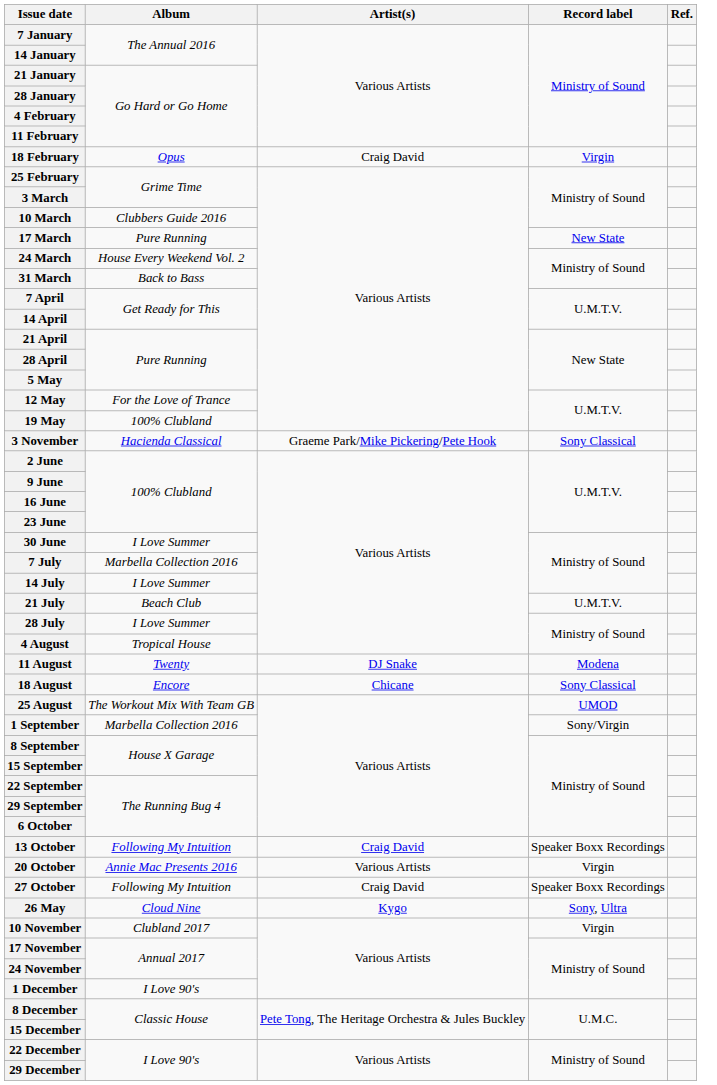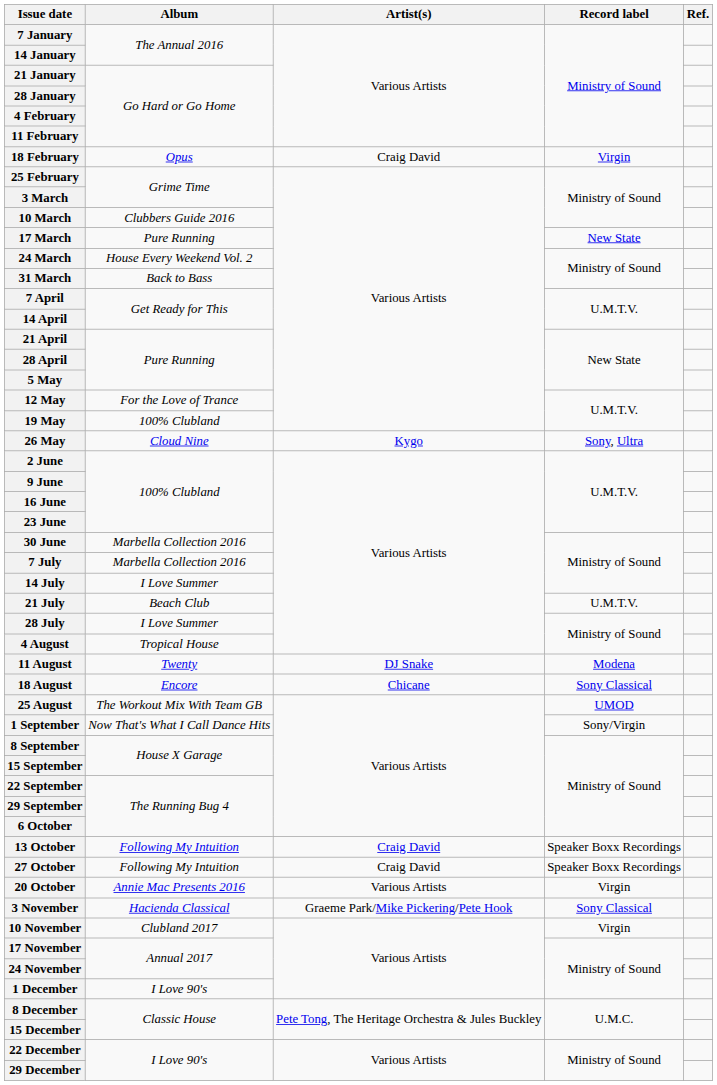rows swapped: (45, 907) <-> (45, 440)
(171, 542) I Love Summer -> (179, 542) Marbella Collection 2016
(171, 725) Marbella Collection 2016 -> (179, 725) Now That's What I Call Dance Hits
rows swapped: (45, 867) <-> (45, 887)
